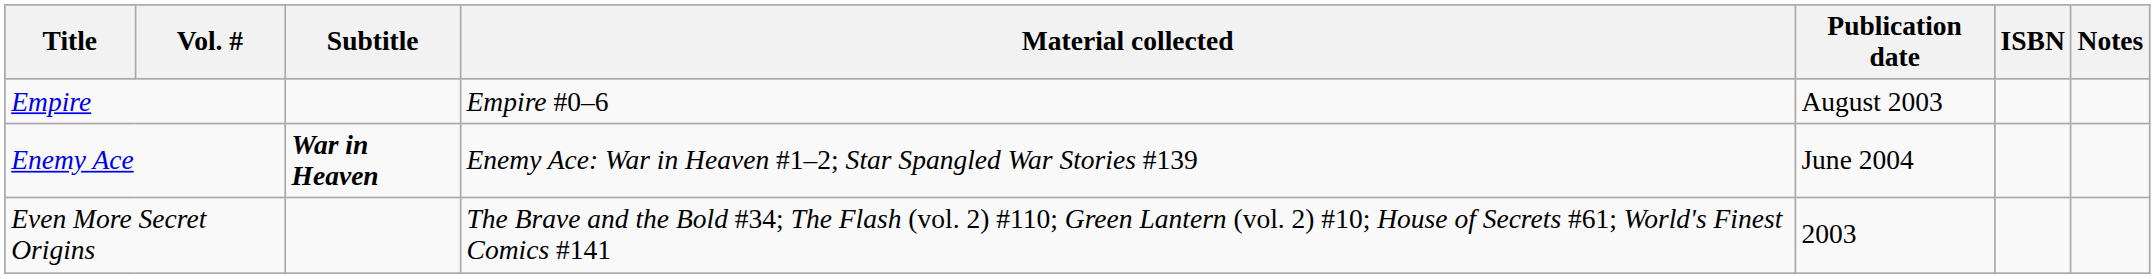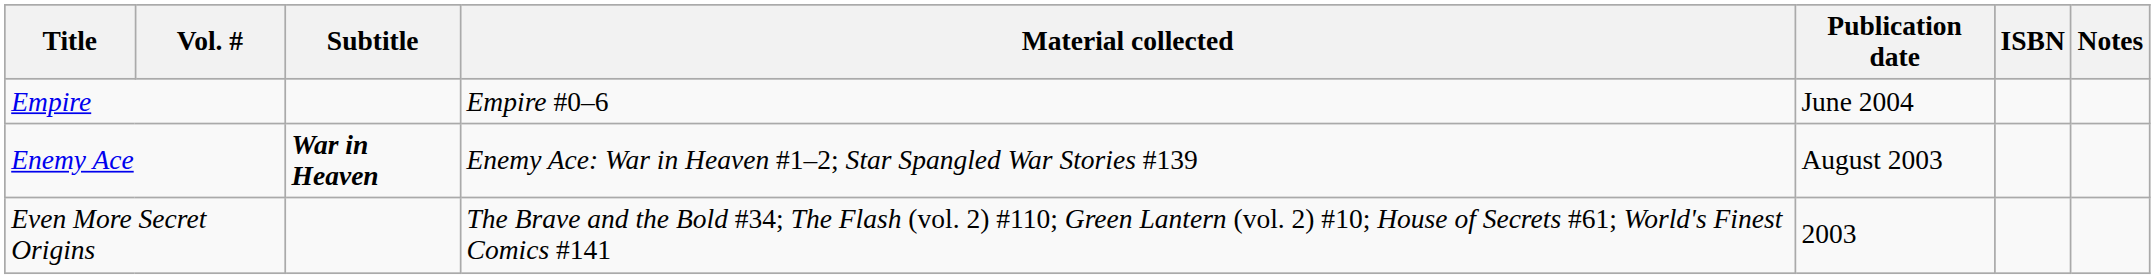(1872, 100) August 2003 -> (1858, 100) June 2004
(1858, 160) June 2004 -> (1872, 160) August 2003
